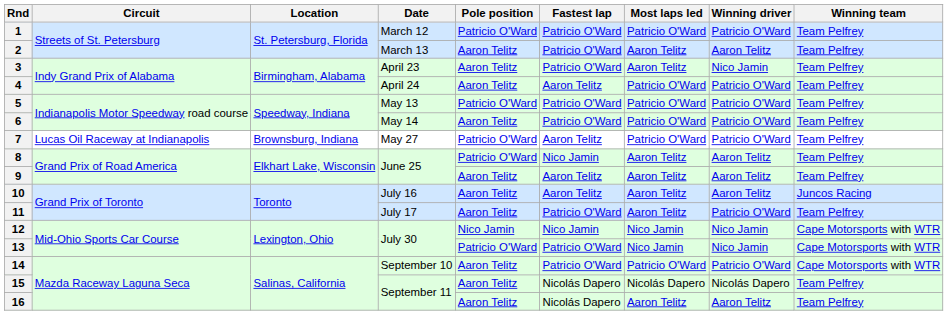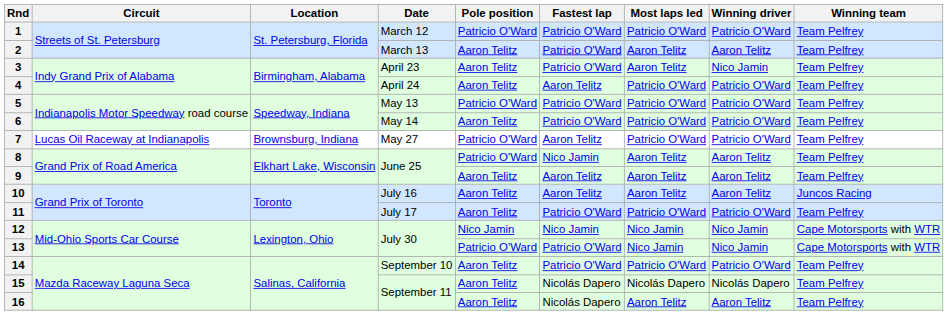(657, 211) Aaron Telitz -> (667, 211) Patricio O'Ward
(869, 265) Cape Motorsports with WTR -> (830, 265) Team Pelfrey
